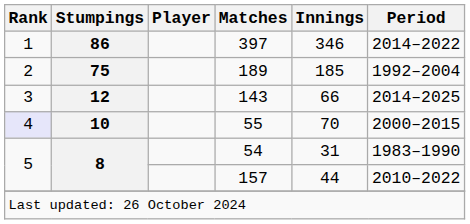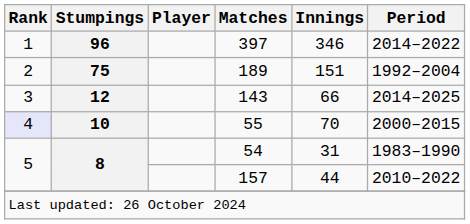(100, 45) 86 -> (100, 45) 96
(330, 71) 185 -> (330, 71) 151
